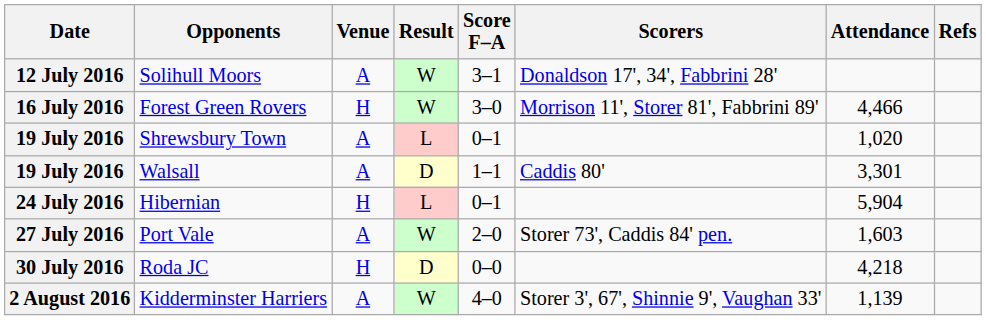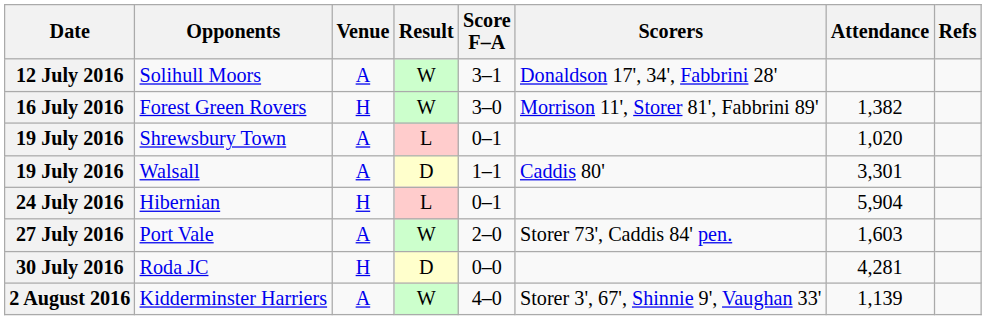(880, 107) 4,466 -> (880, 107) 1,382
(880, 266) 4,218 -> (880, 266) 4,281
